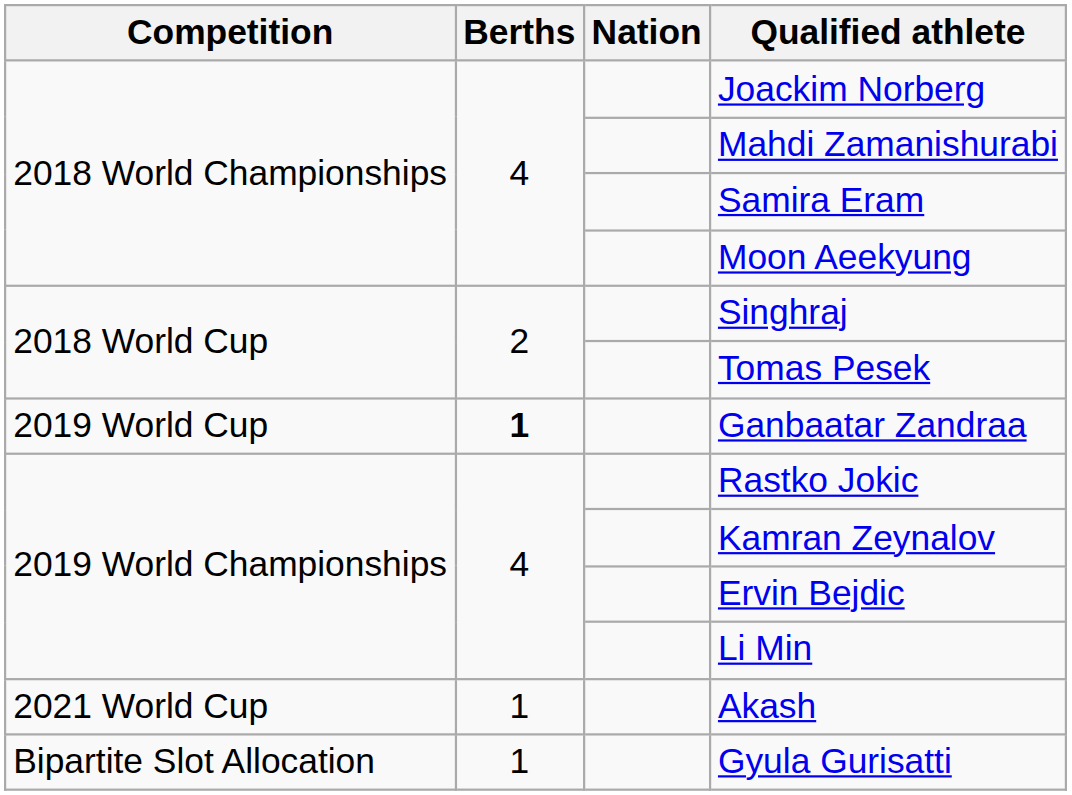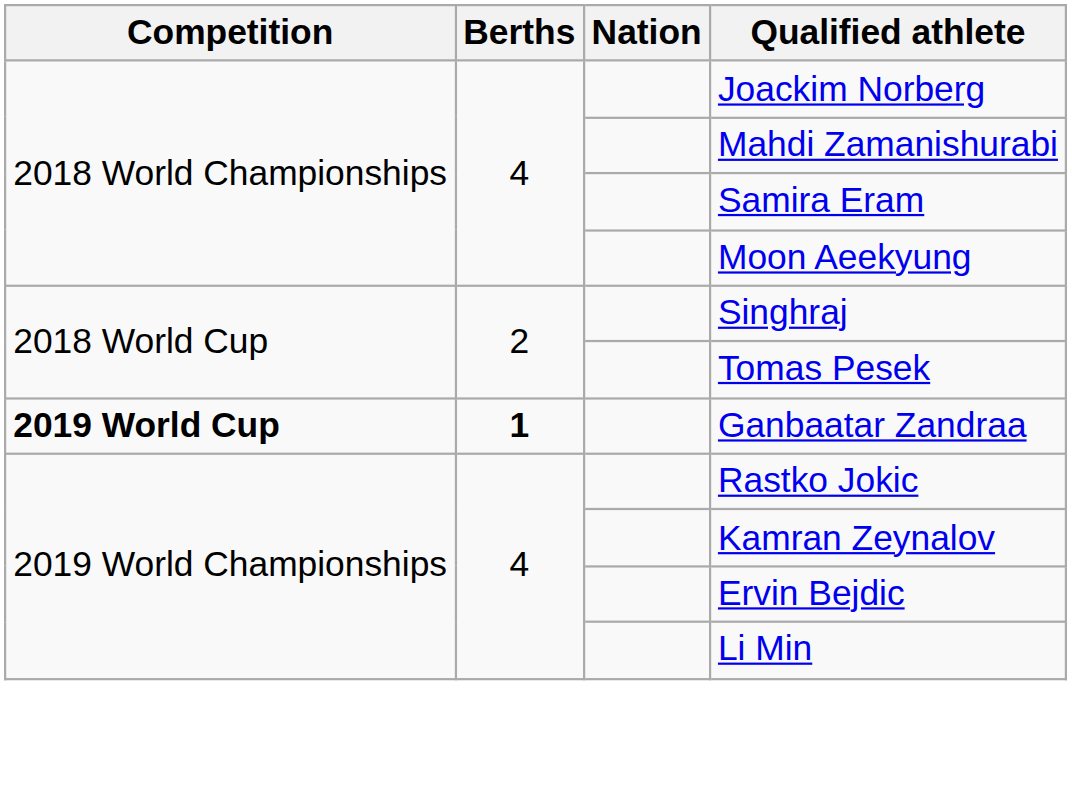(141, 425) normal -> (147, 425) bold
- row: (767, 705)
- row: (835, 761)
